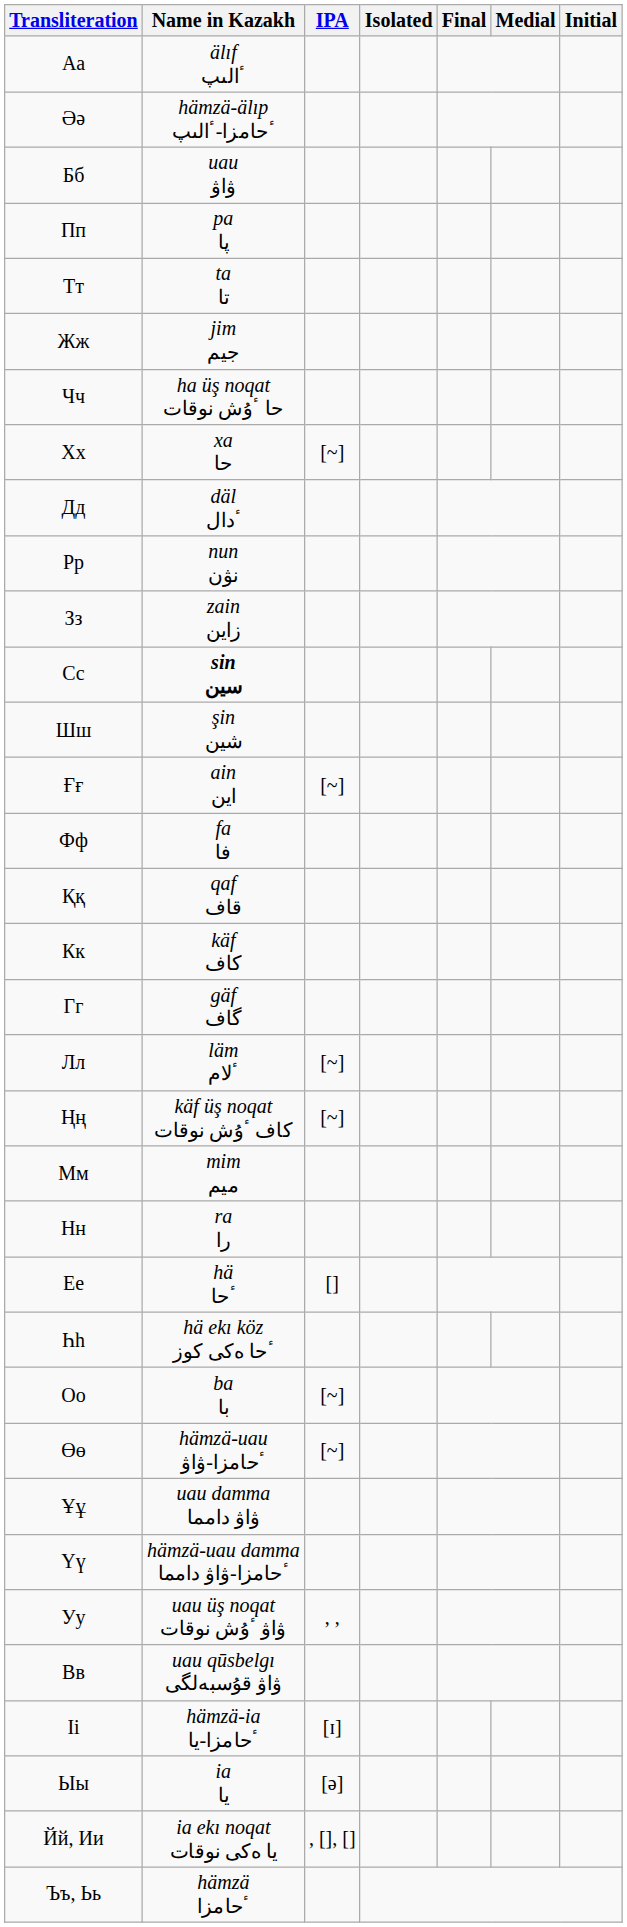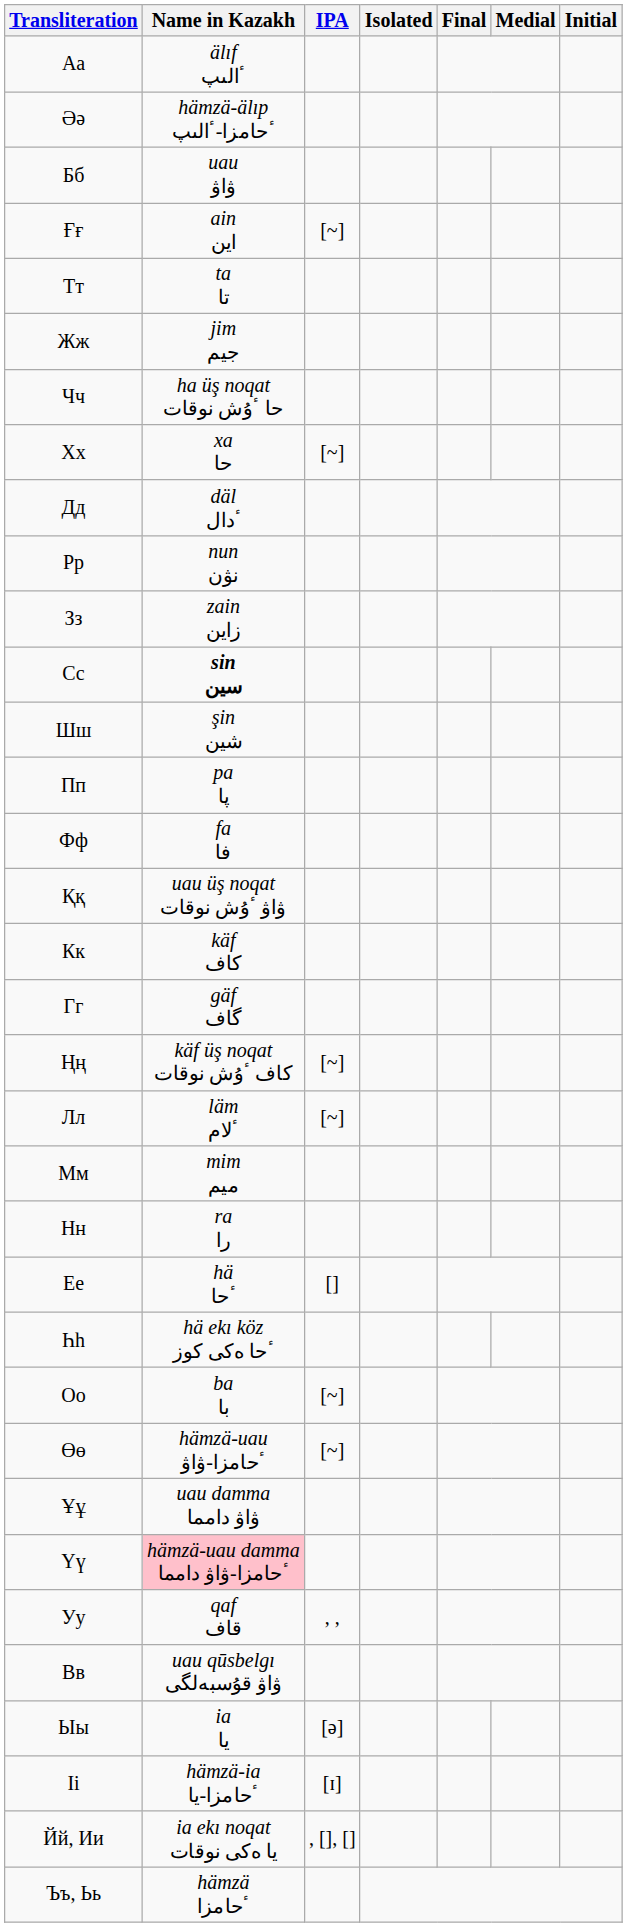rows swapped: (73, 230) <-> (73, 785)
(223, 895) qaf قاف -> (223, 895) uau üş noqat ۋاۋ ٴۇش نوقات
rows swapped: (73, 1117) <-> (73, 1062)
(223, 1561) no background -> (223, 1561) pink background
(223, 1617) uau üş noqat ۋاۋ ٴۇش نوقات -> (223, 1617) qaf قاف
rows swapped: (73, 1783) <-> (73, 1728)
